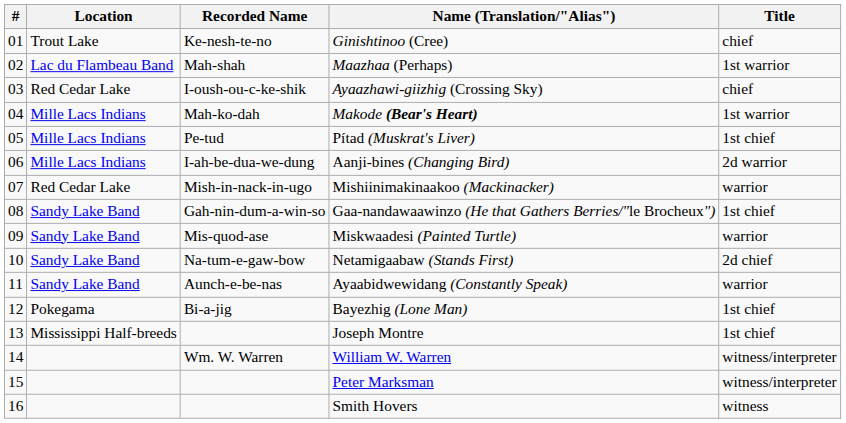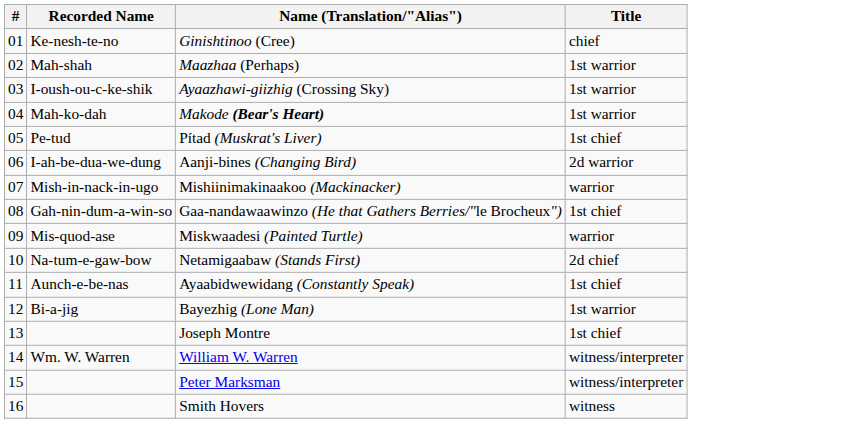- column: (104, 16)
(738, 89) chief -> (602, 89) 1st warrior
(745, 284) warrior -> (595, 284) 1st chief
(749, 308) 1st chief -> (602, 308) 1st warrior
